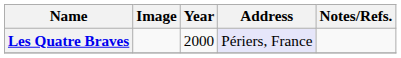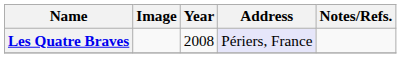(199, 40) 2000 -> (199, 40) 2008
